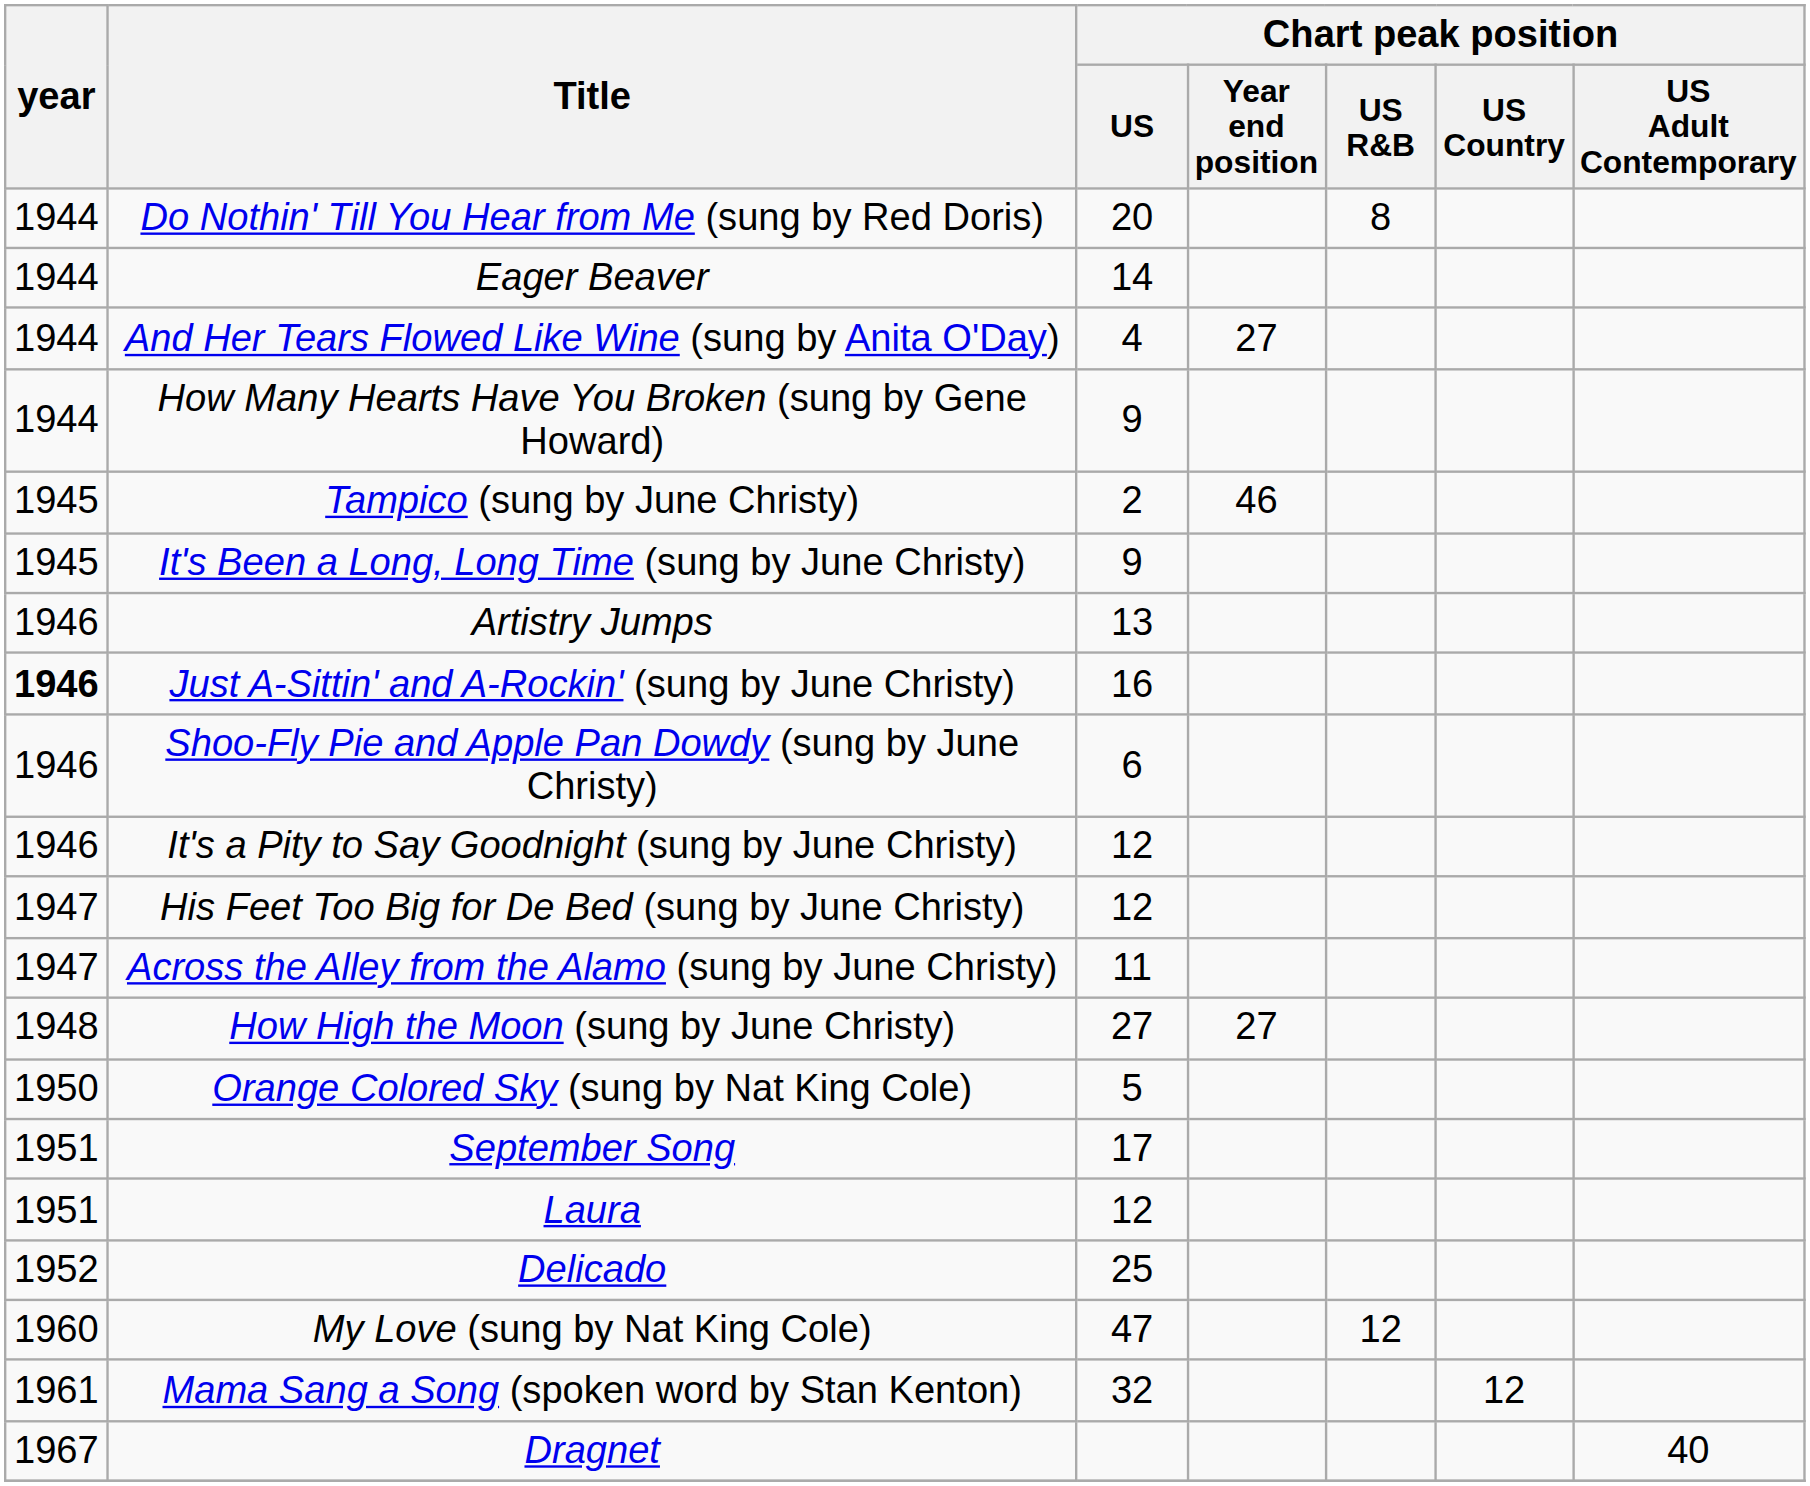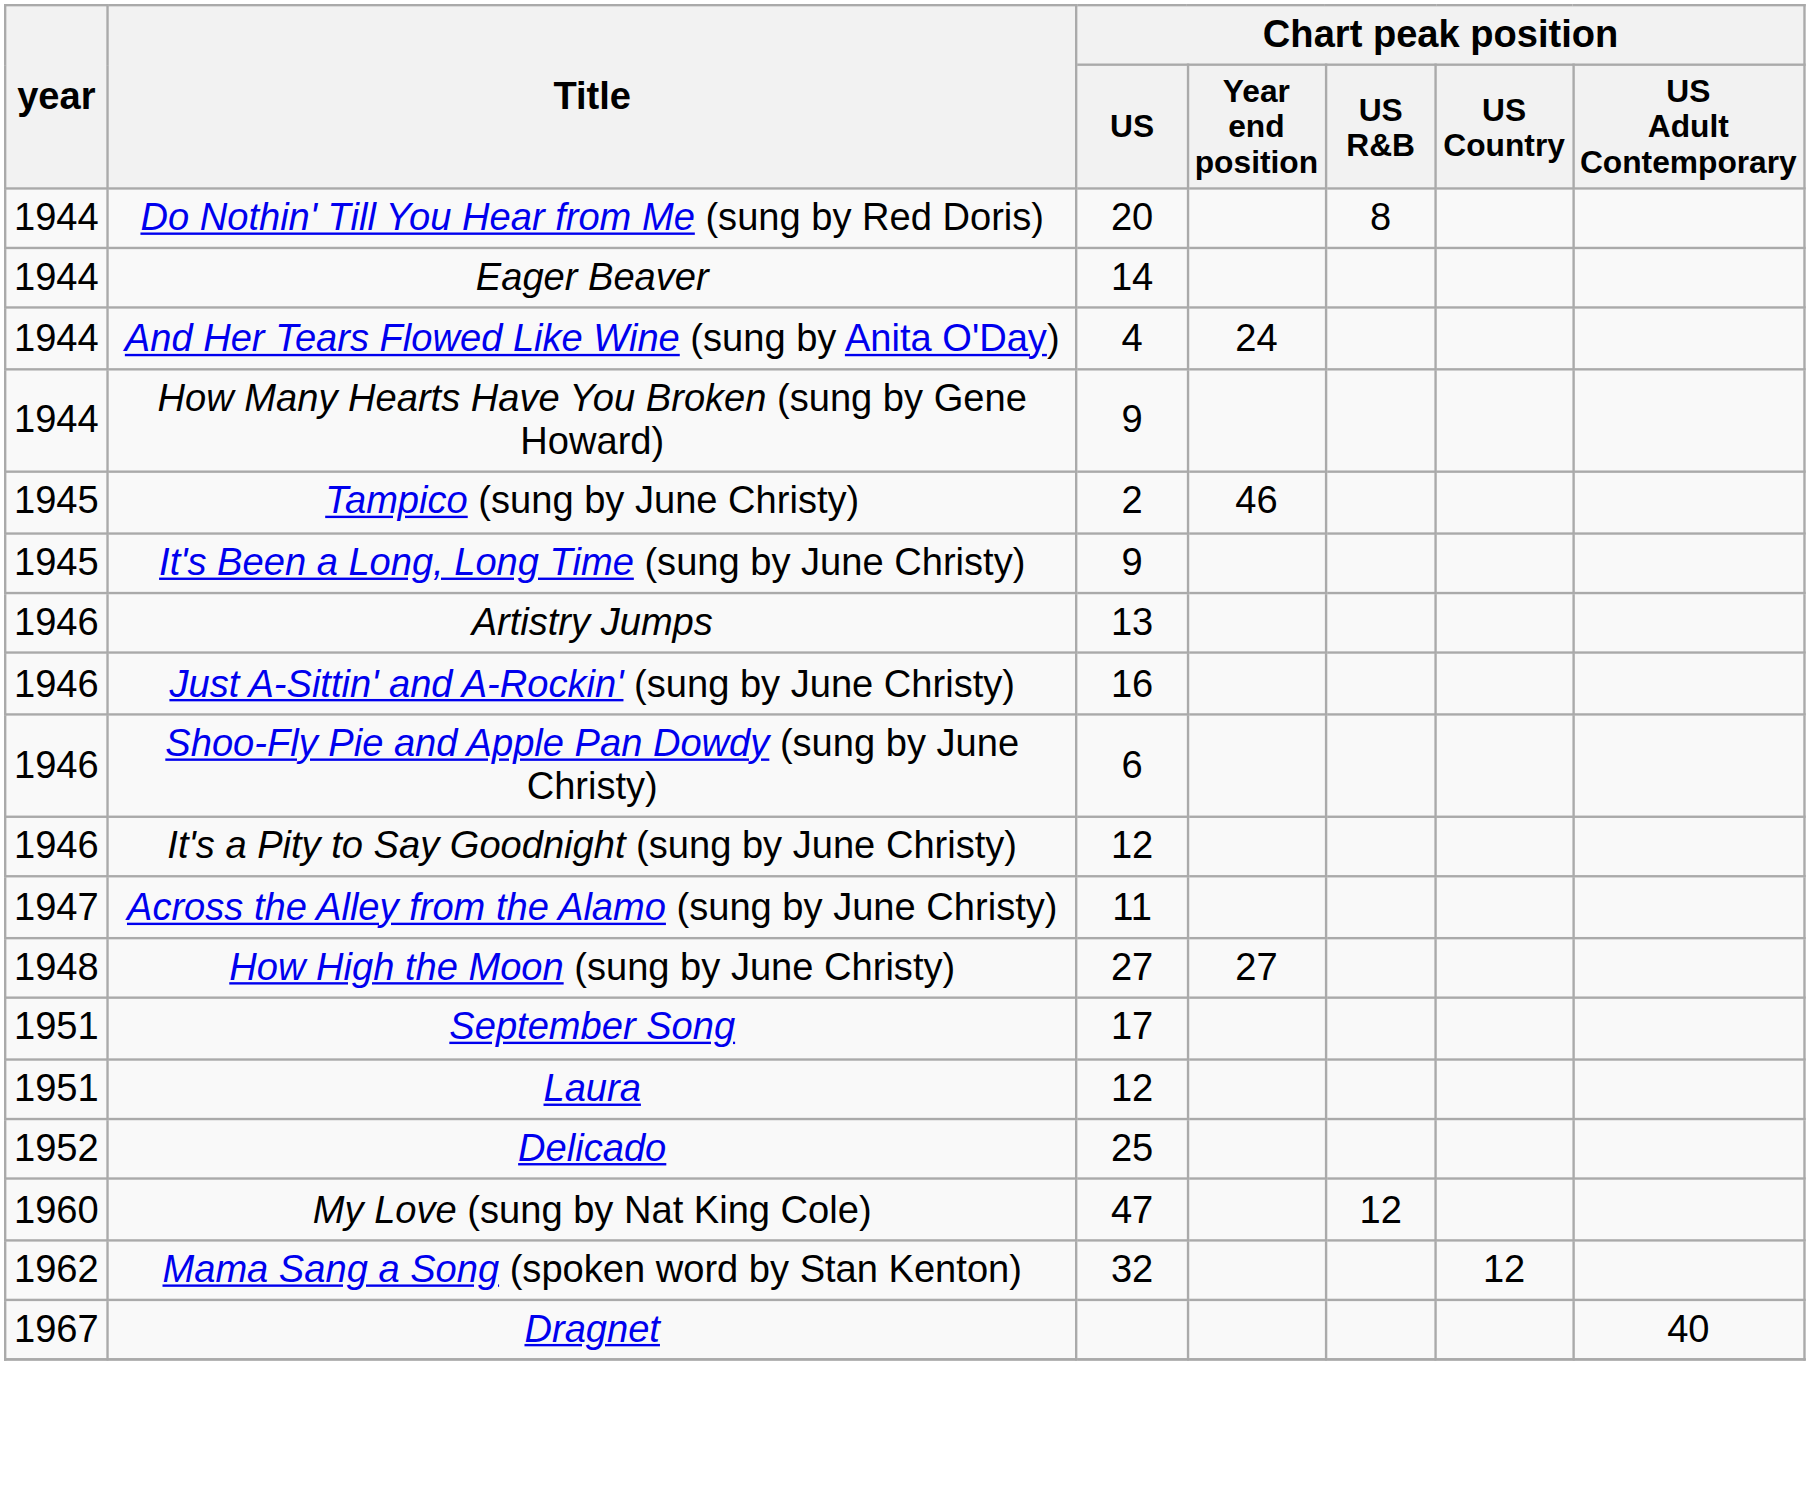(1256, 337) 27 -> (1256, 337) 24
(56, 682) bold -> (56, 682) normal
- row: (592, 906)
- row: (592, 1087)
(56, 1389) 1961 -> (56, 1269) 1962
